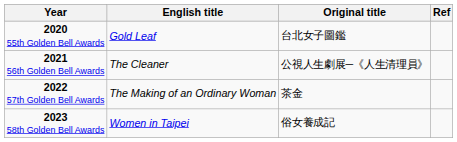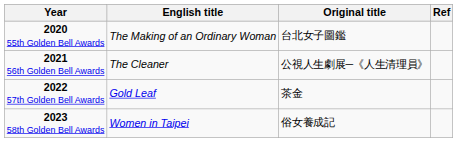(133, 36) Gold Leaf -> (193, 36) The Making of an Ordinary Woman
(193, 94) The Making of an Ordinary Woman -> (133, 94) Gold Leaf
